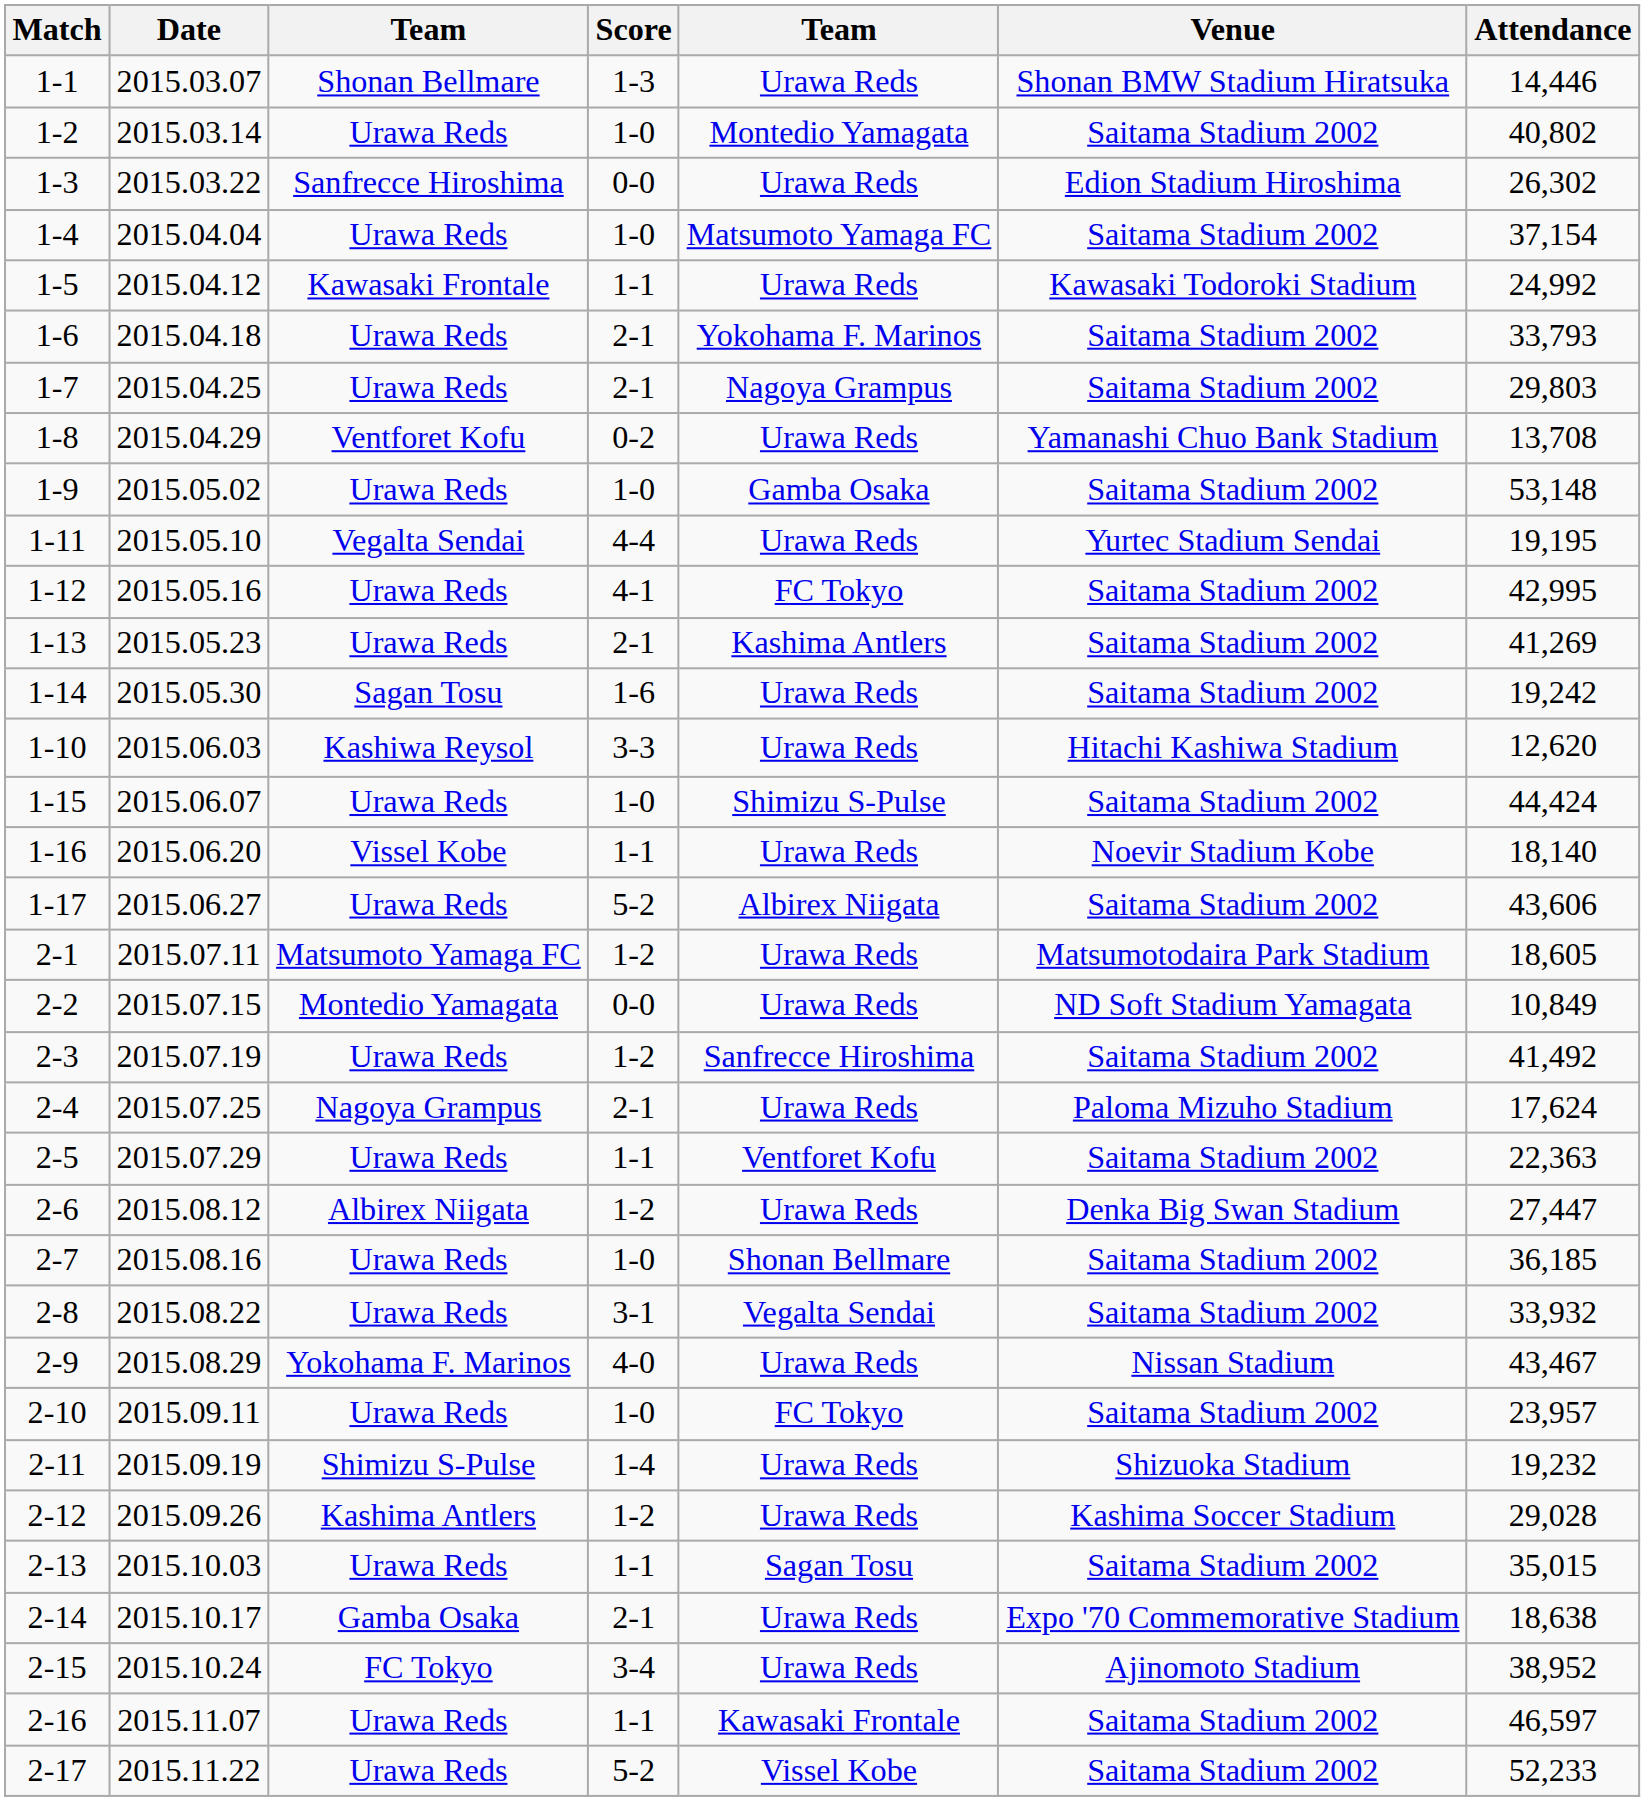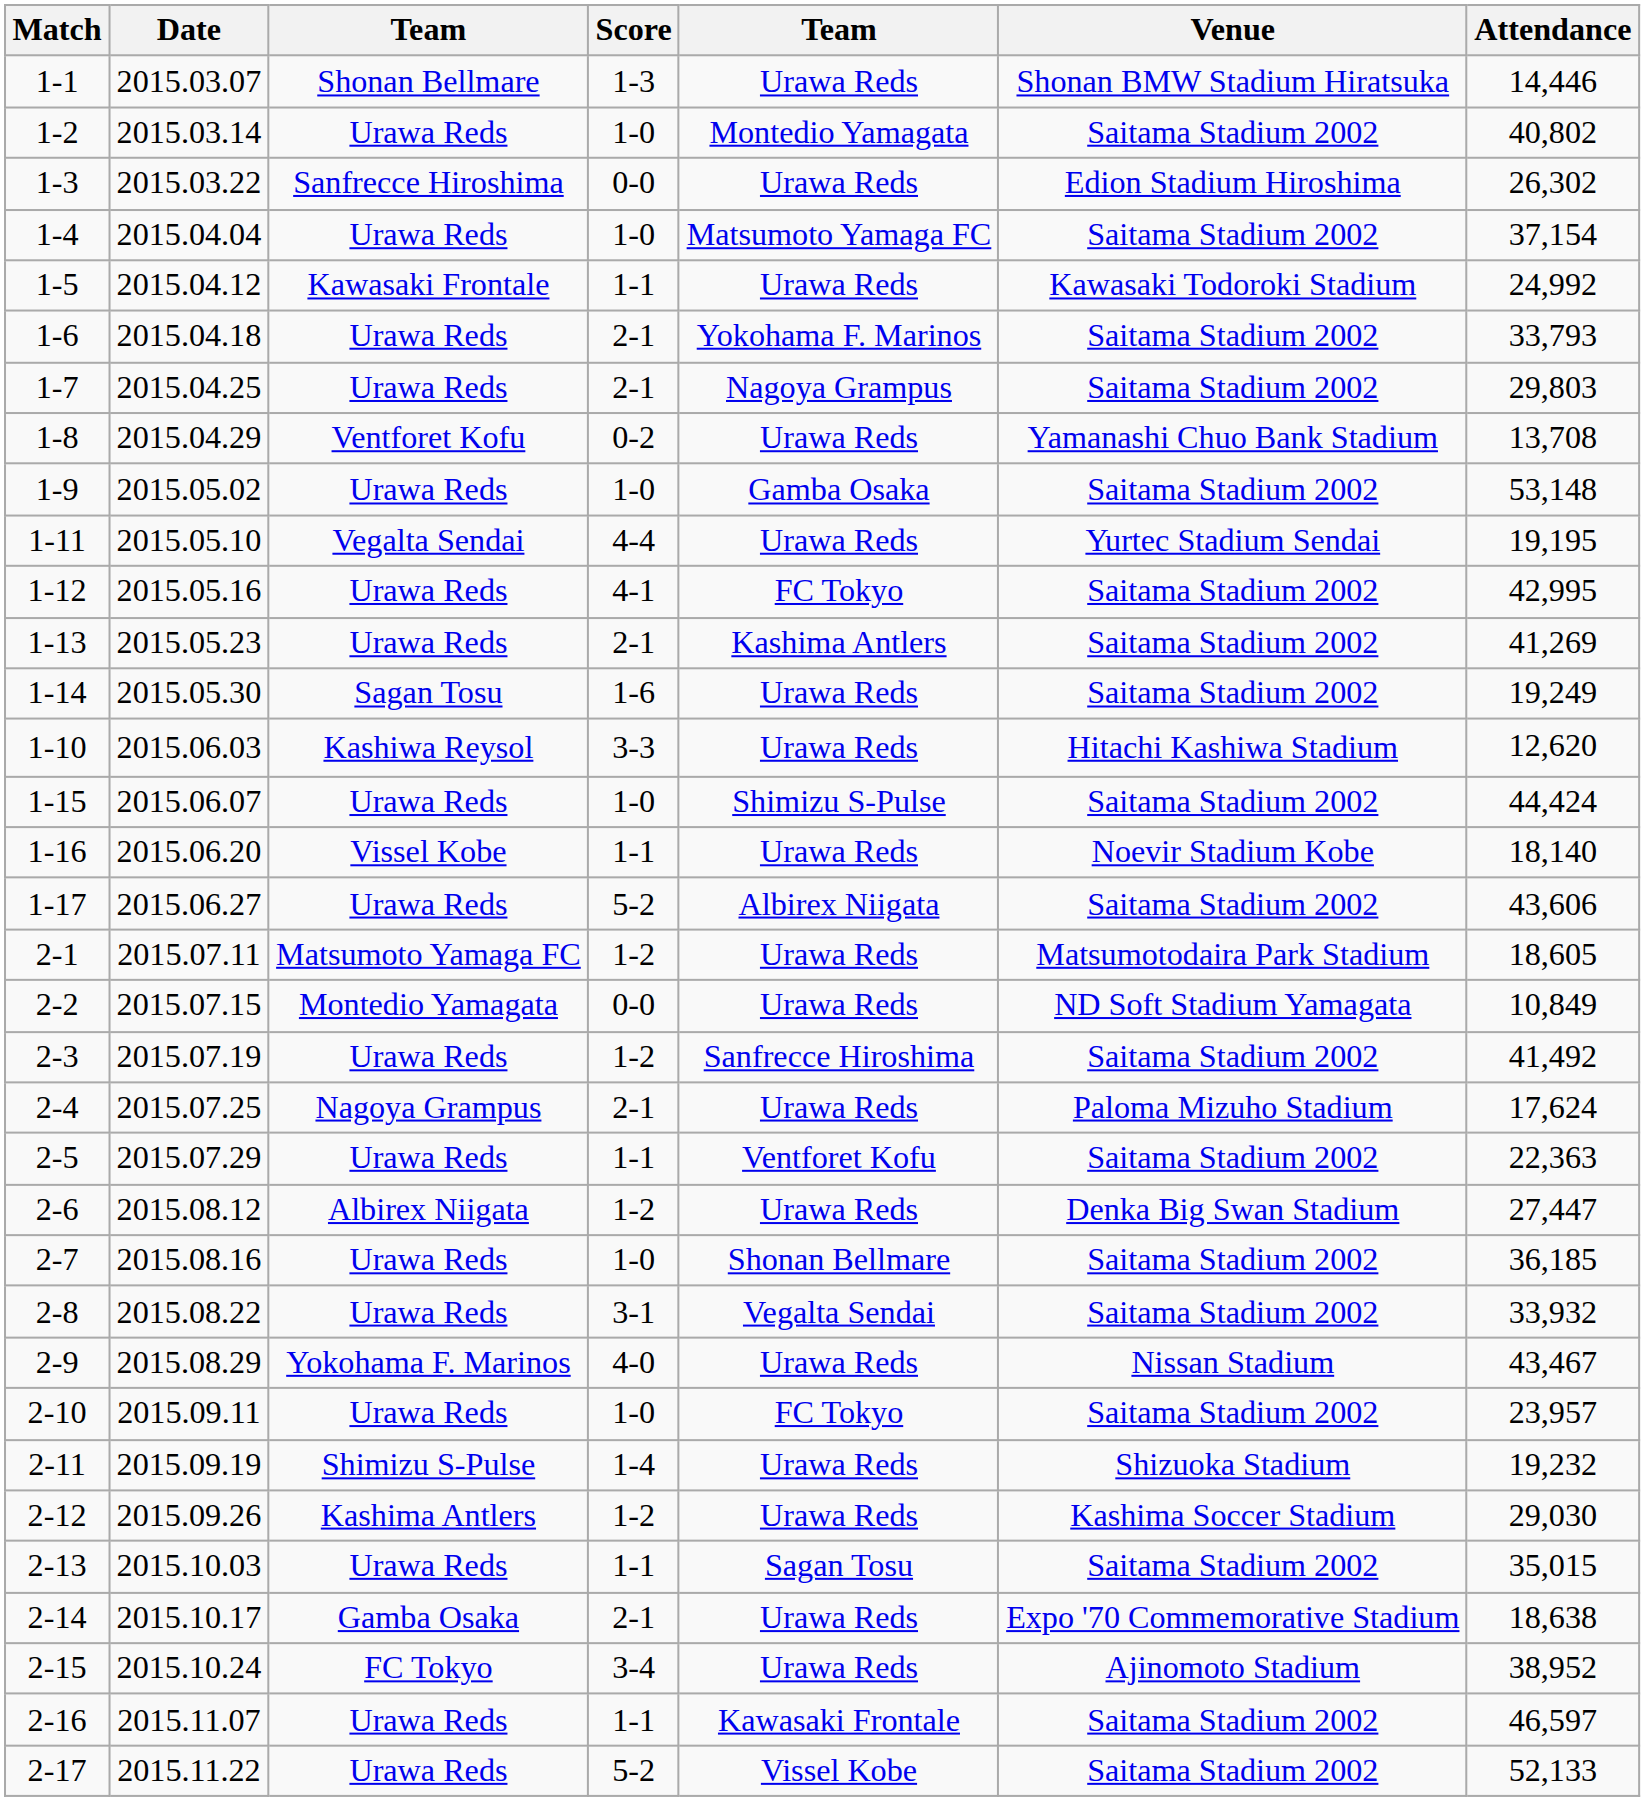(1553, 693) 19,242 -> (1553, 693) 19,249
(1553, 1515) 29,028 -> (1553, 1515) 29,030
(1553, 1770) 52,233 -> (1553, 1770) 52,133
